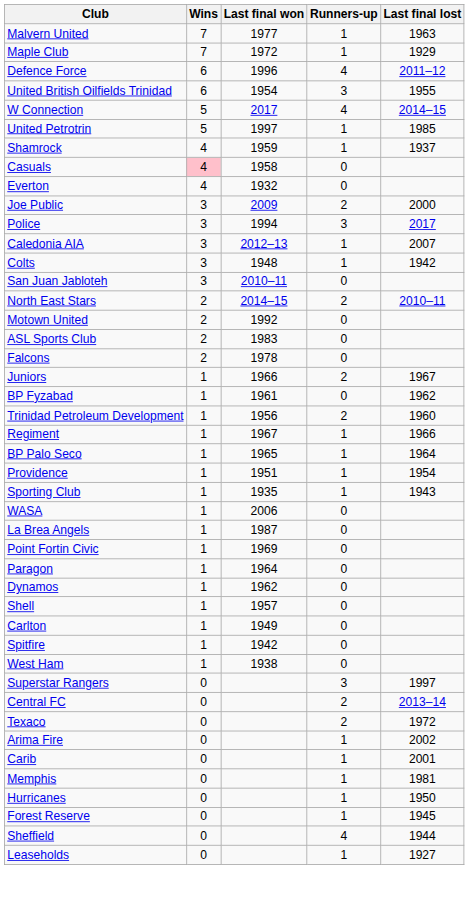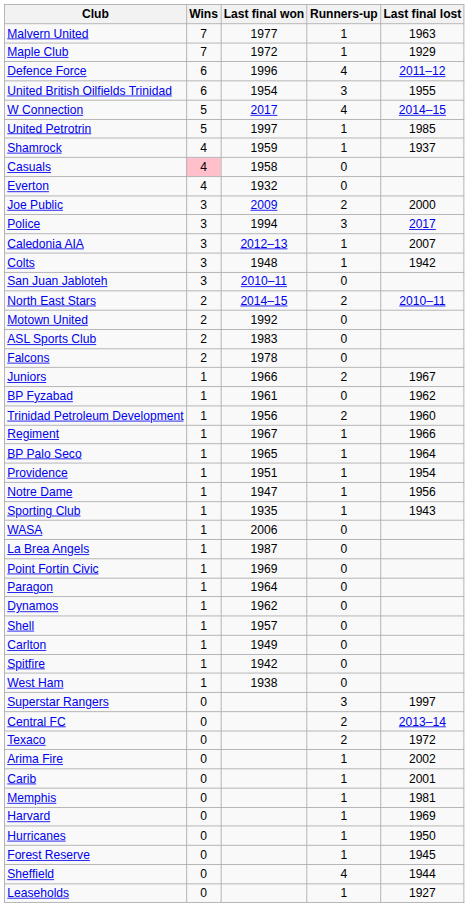+ row: (40, 492)
+ row: (29, 817)
